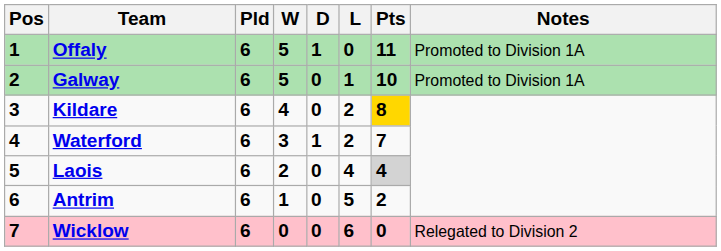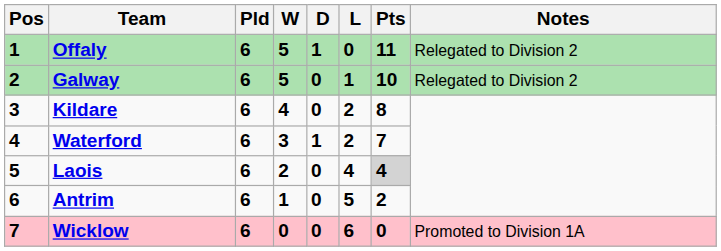(500, 50) Promoted to Division 1A -> (496, 50) Relegated to Division 2
(500, 81) Promoted to Division 1A -> (496, 81) Relegated to Division 2
(381, 110) gold background -> (381, 110) no background
(496, 232) Relegated to Division 2 -> (500, 232) Promoted to Division 1A
